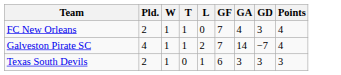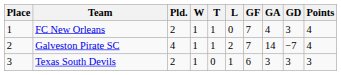+ column: (19, 12)
